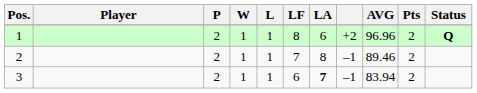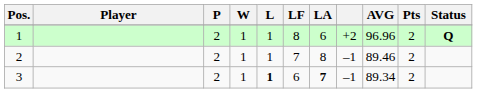(270, 77) normal -> (270, 77) bold
(381, 77) 83.94 -> (381, 77) 89.34
